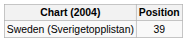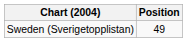(159, 29) 39 -> (159, 29) 49
